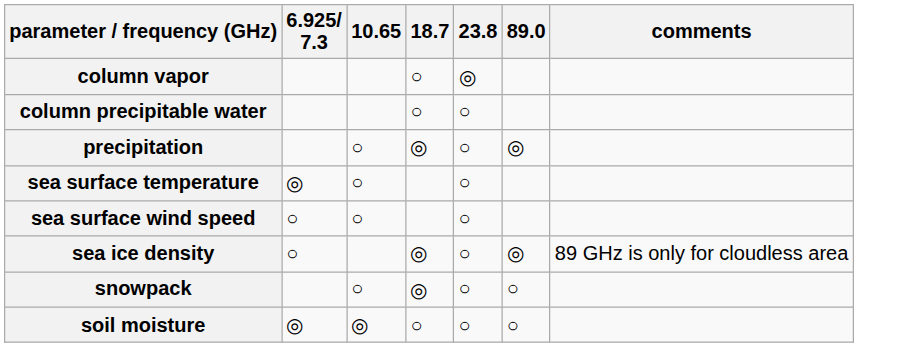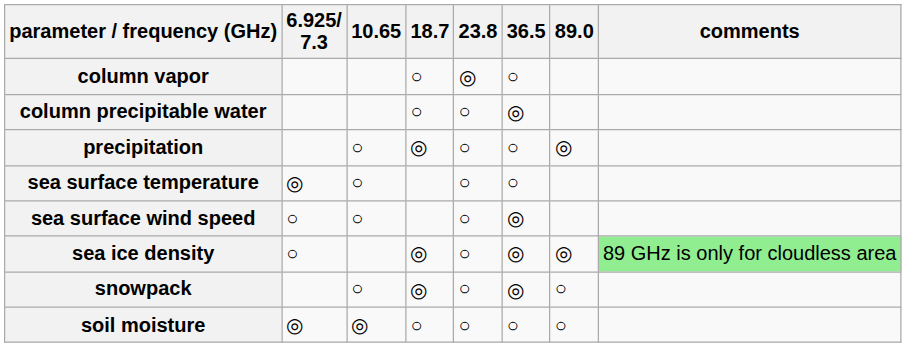+ column: (526, 31)
(702, 253) no background -> (750, 253) lightgreen background
